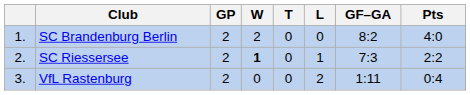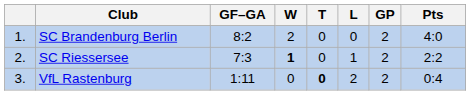columns swapped: (226, 15) <-> (368, 15)
(288, 79) normal -> (322, 79) bold
